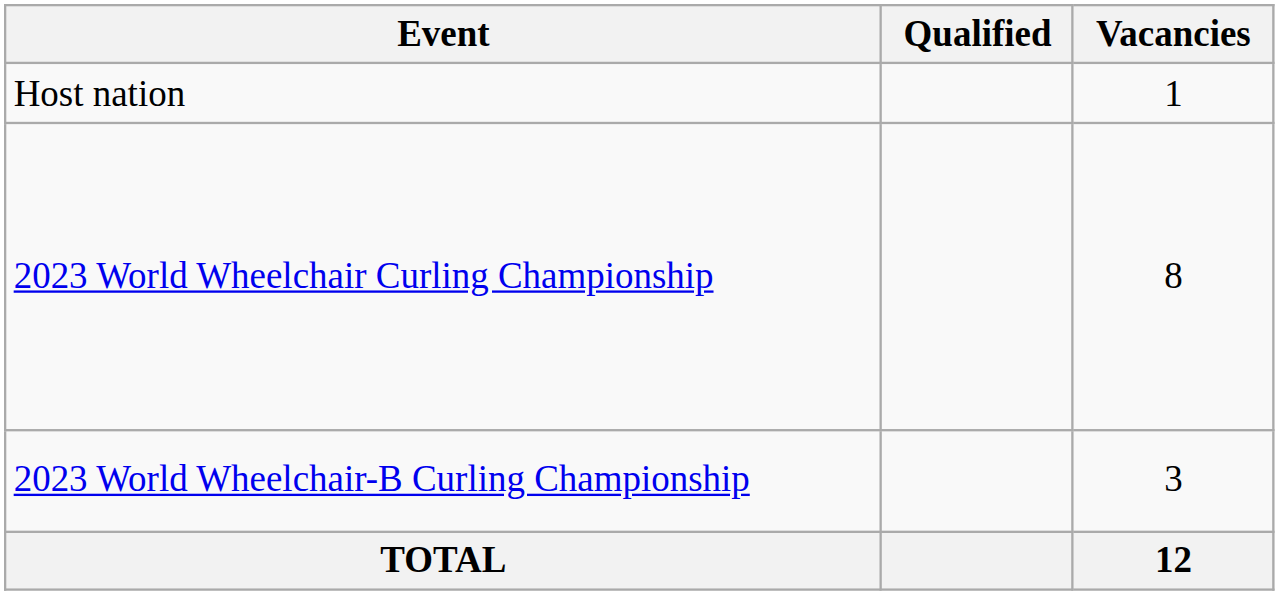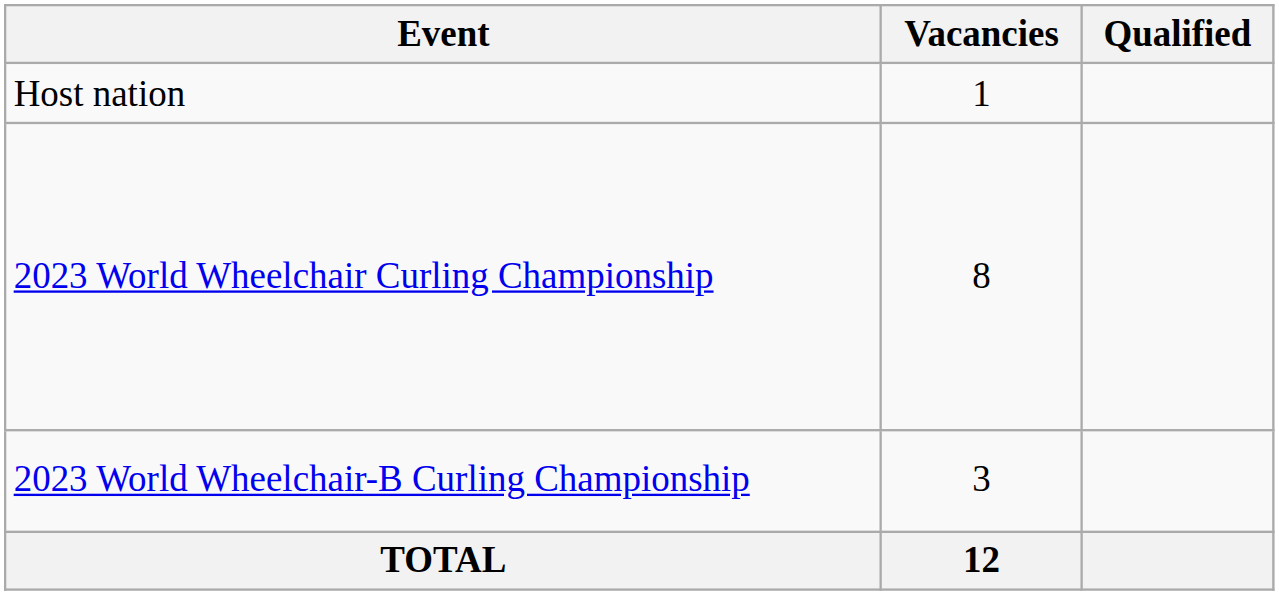columns swapped: (1173, 33) <-> (978, 33)
